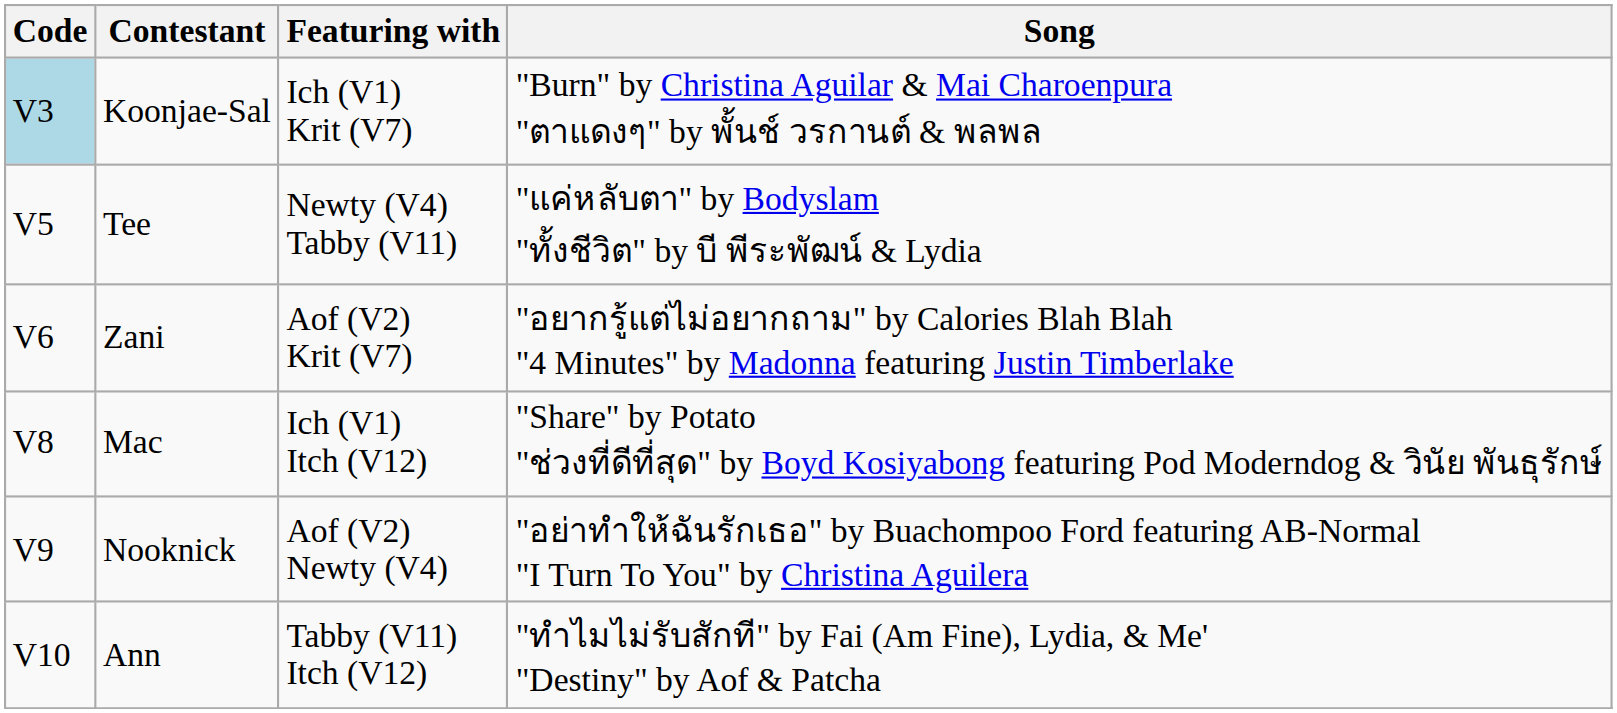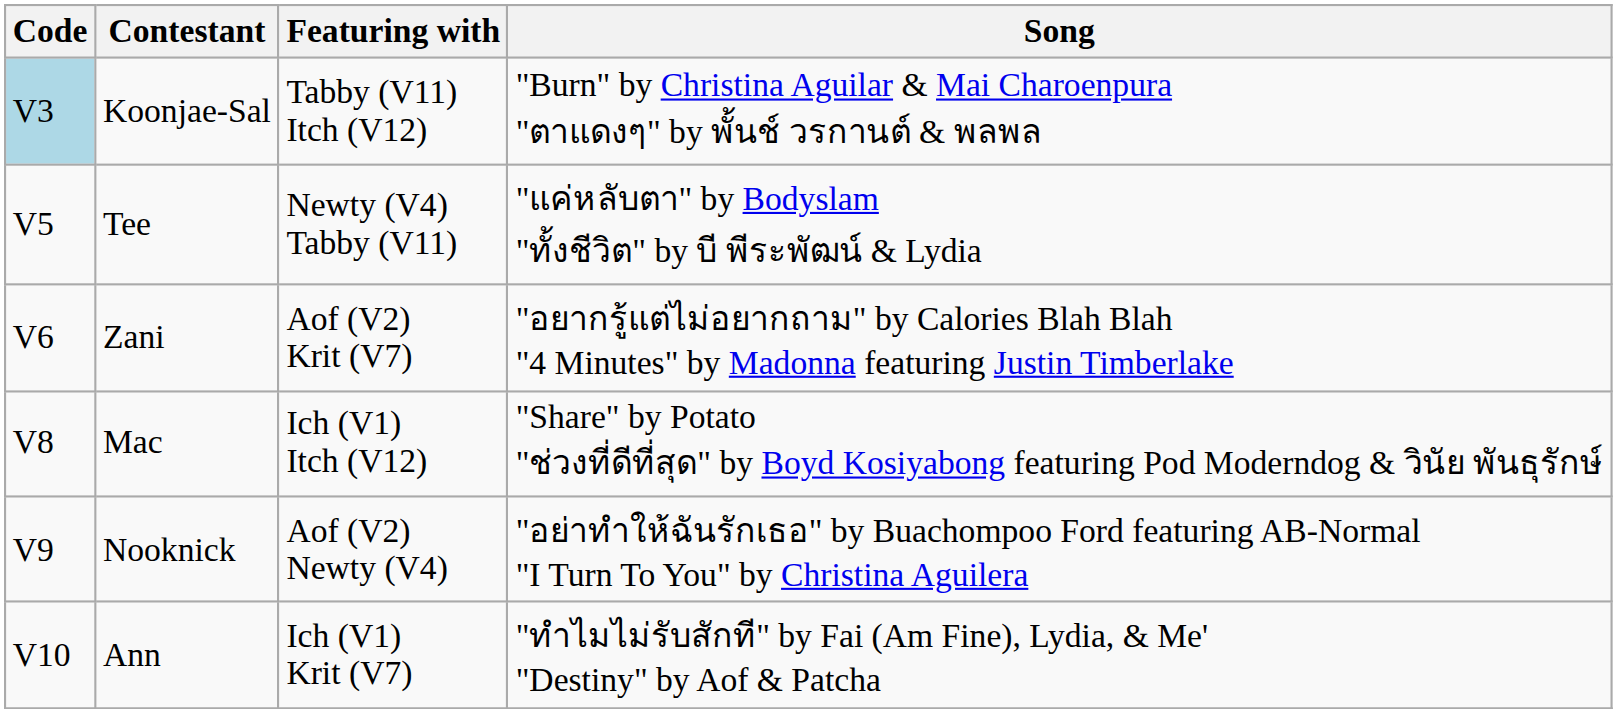(349, 110) Ich (V1) Krit (V7) -> (372, 110) Tabby (V11) Itch (V12)
(372, 654) Tabby (V11) Itch (V12) -> (349, 654) Ich (V1) Krit (V7)
